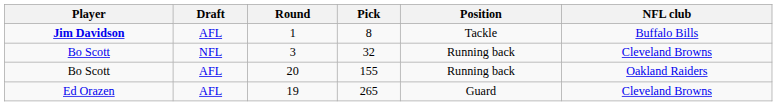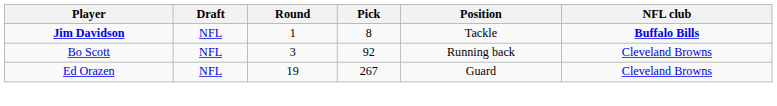(211, 33) AFL -> (211, 33) NFL
(667, 33) normal -> (667, 33) bold
(369, 52) 32 -> (369, 52) 92
- row: (293, 71)
(211, 91) AFL -> (211, 71) NFL
(369, 91) 265 -> (369, 71) 267
